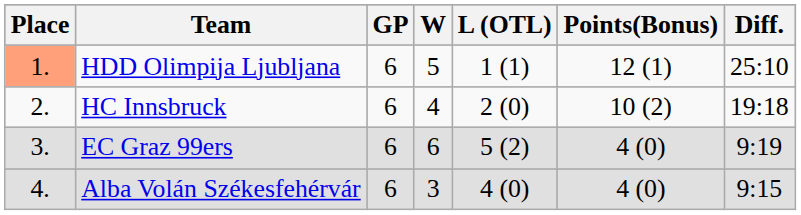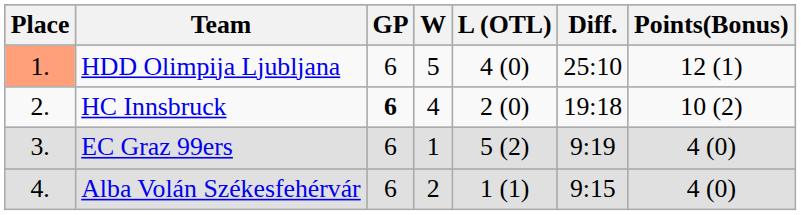columns swapped: (759, 24) <-> (641, 24)
(505, 65) 1 (1) -> (505, 65) 4 (0)
(390, 106) normal -> (390, 106) bold
(433, 147) 6 -> (433, 147) 1
(433, 188) 3 -> (433, 188) 2
(505, 188) 4 (0) -> (505, 188) 1 (1)
